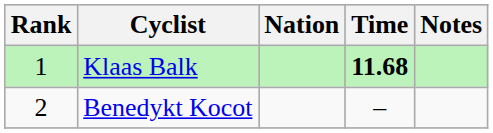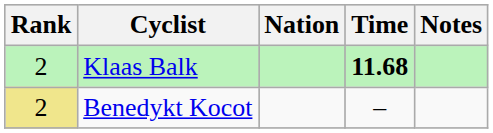(41, 66) 1 -> (41, 66) 2
(41, 107) no background -> (41, 107) khaki background
